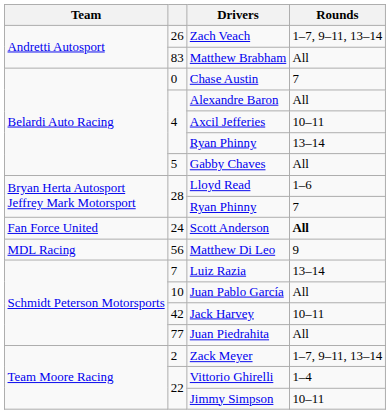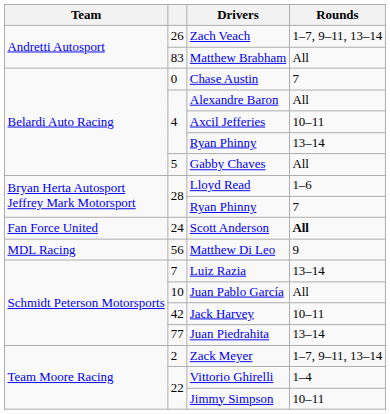(301, 334) All -> (309, 334) 13–14
